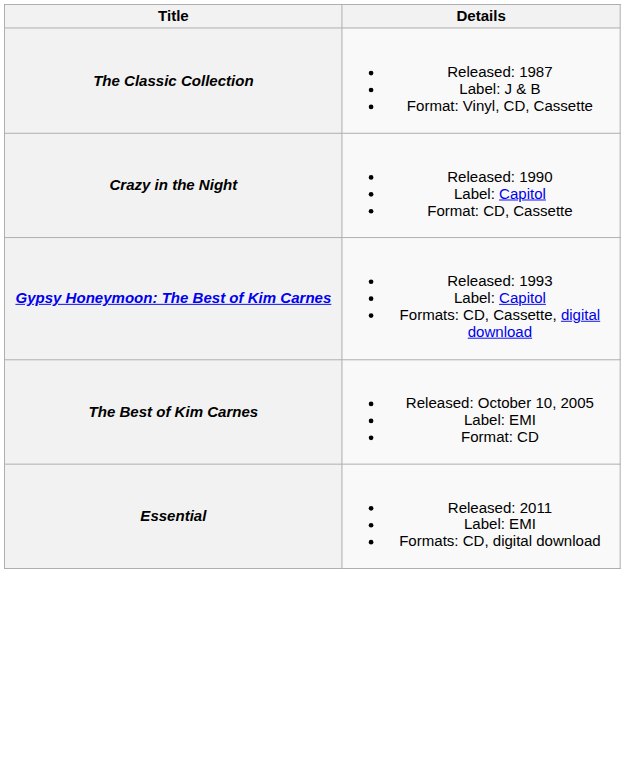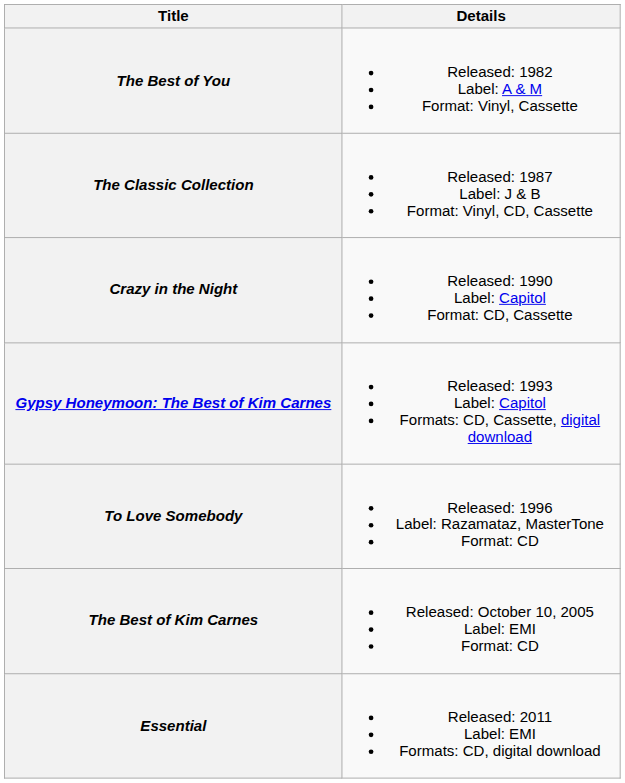+ row: (173, 80)
+ row: (173, 516)
